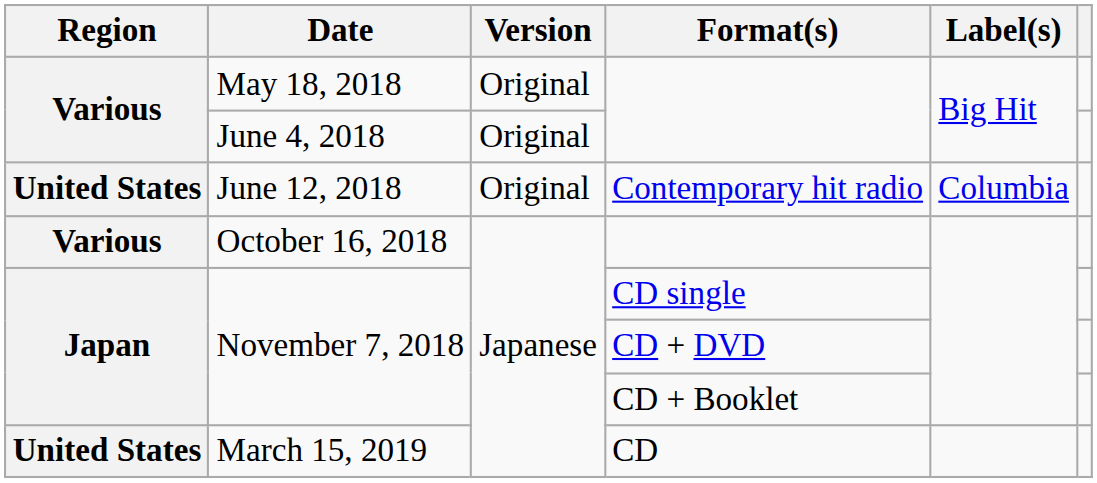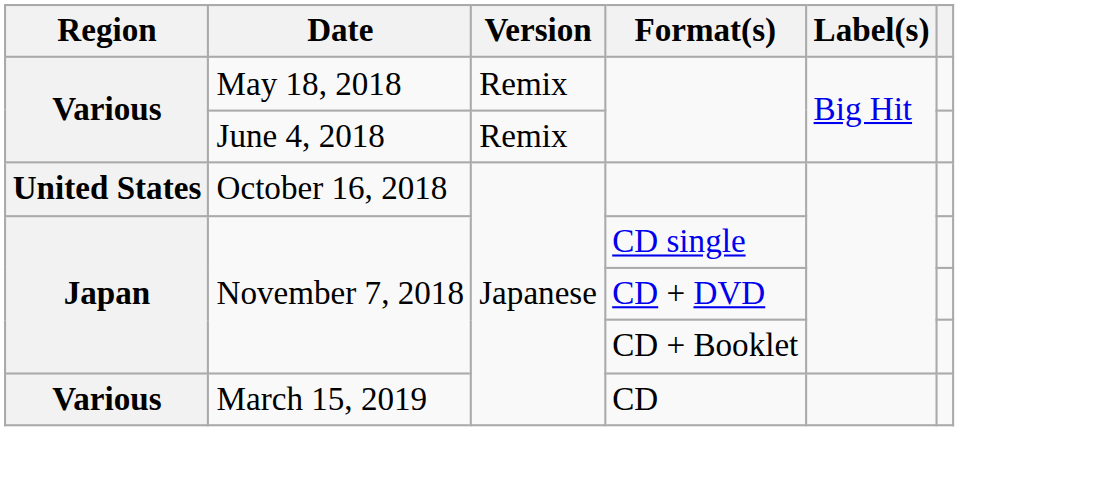(534, 83) Original -> (523, 83) Remix
(534, 135) Original -> (523, 135) Remix
- row: (309, 188)
(107, 240) Various -> (107, 188) United States
(107, 450) United States -> (107, 398) Various
